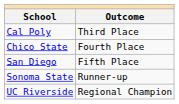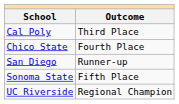(108, 62) Fifth Place -> (103, 62) Runner-up
(103, 77) Runner-up -> (108, 77) Fifth Place
